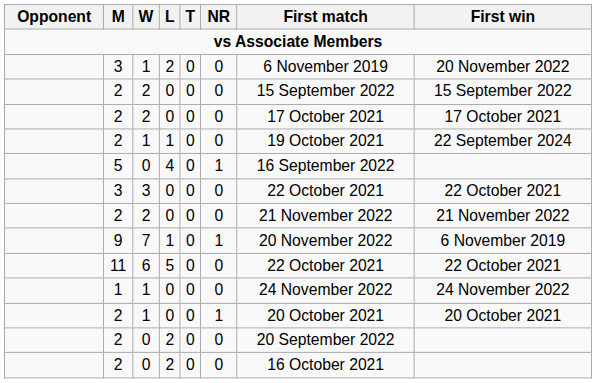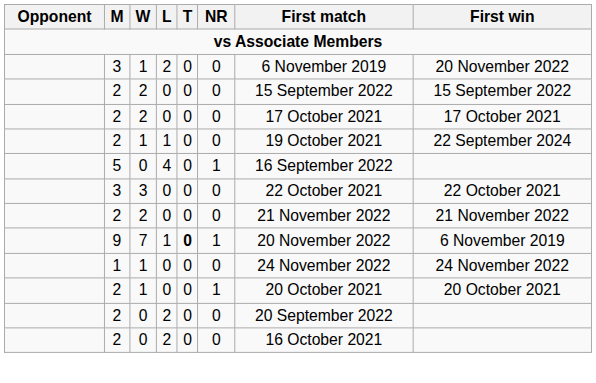(190, 240) normal -> (188, 240) bold
- row: (118, 265)
